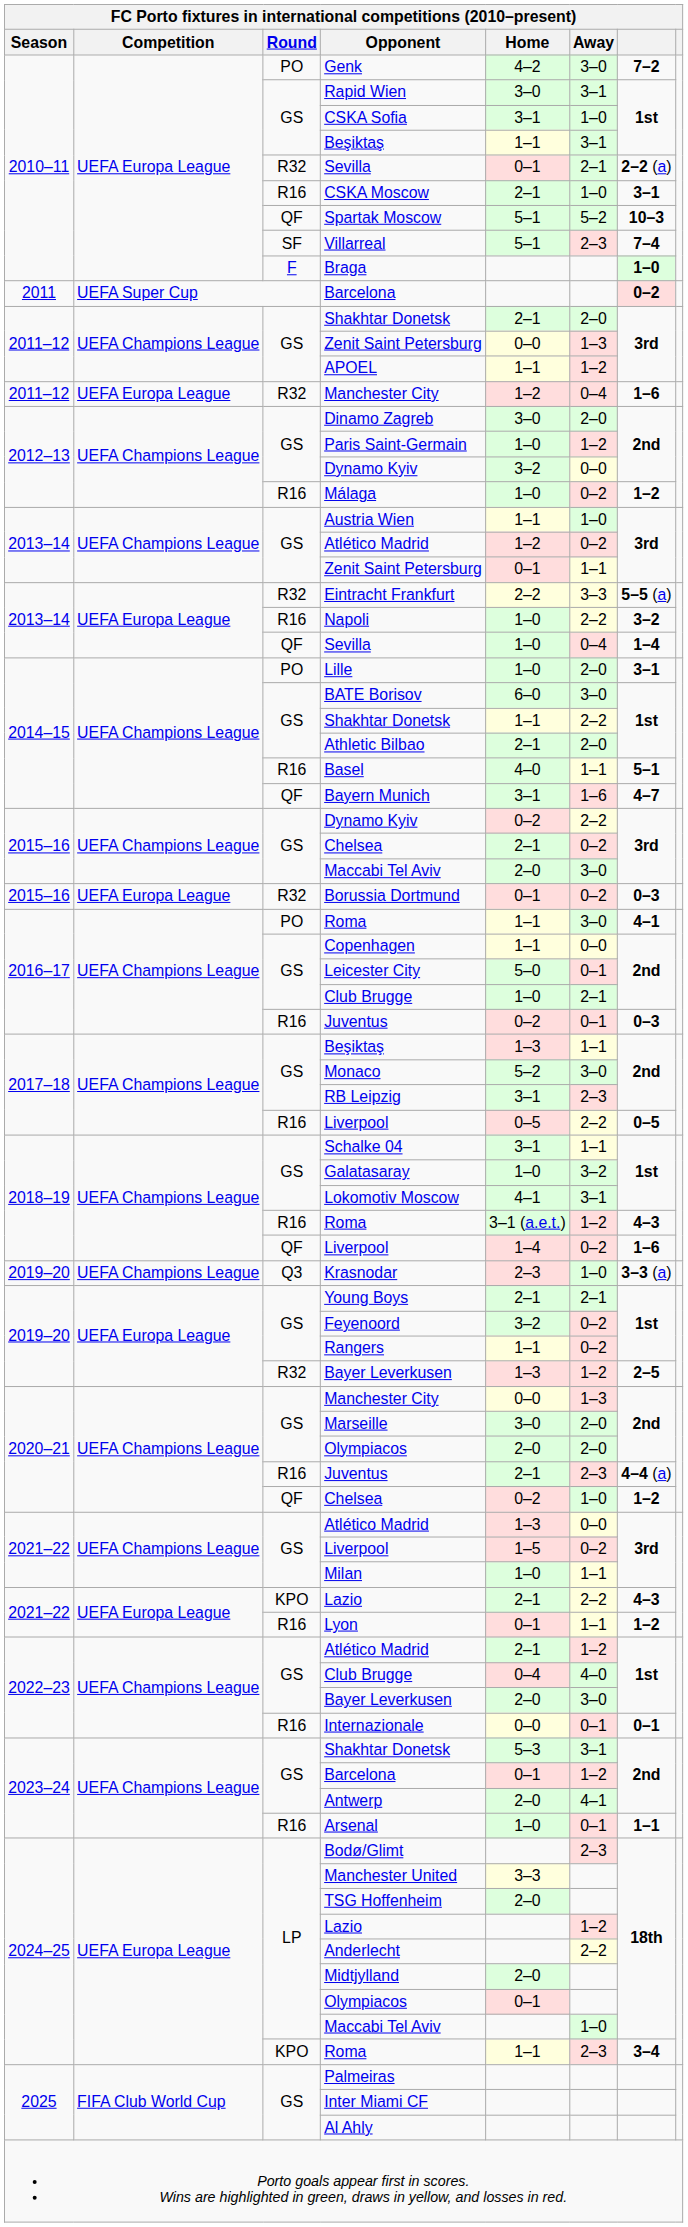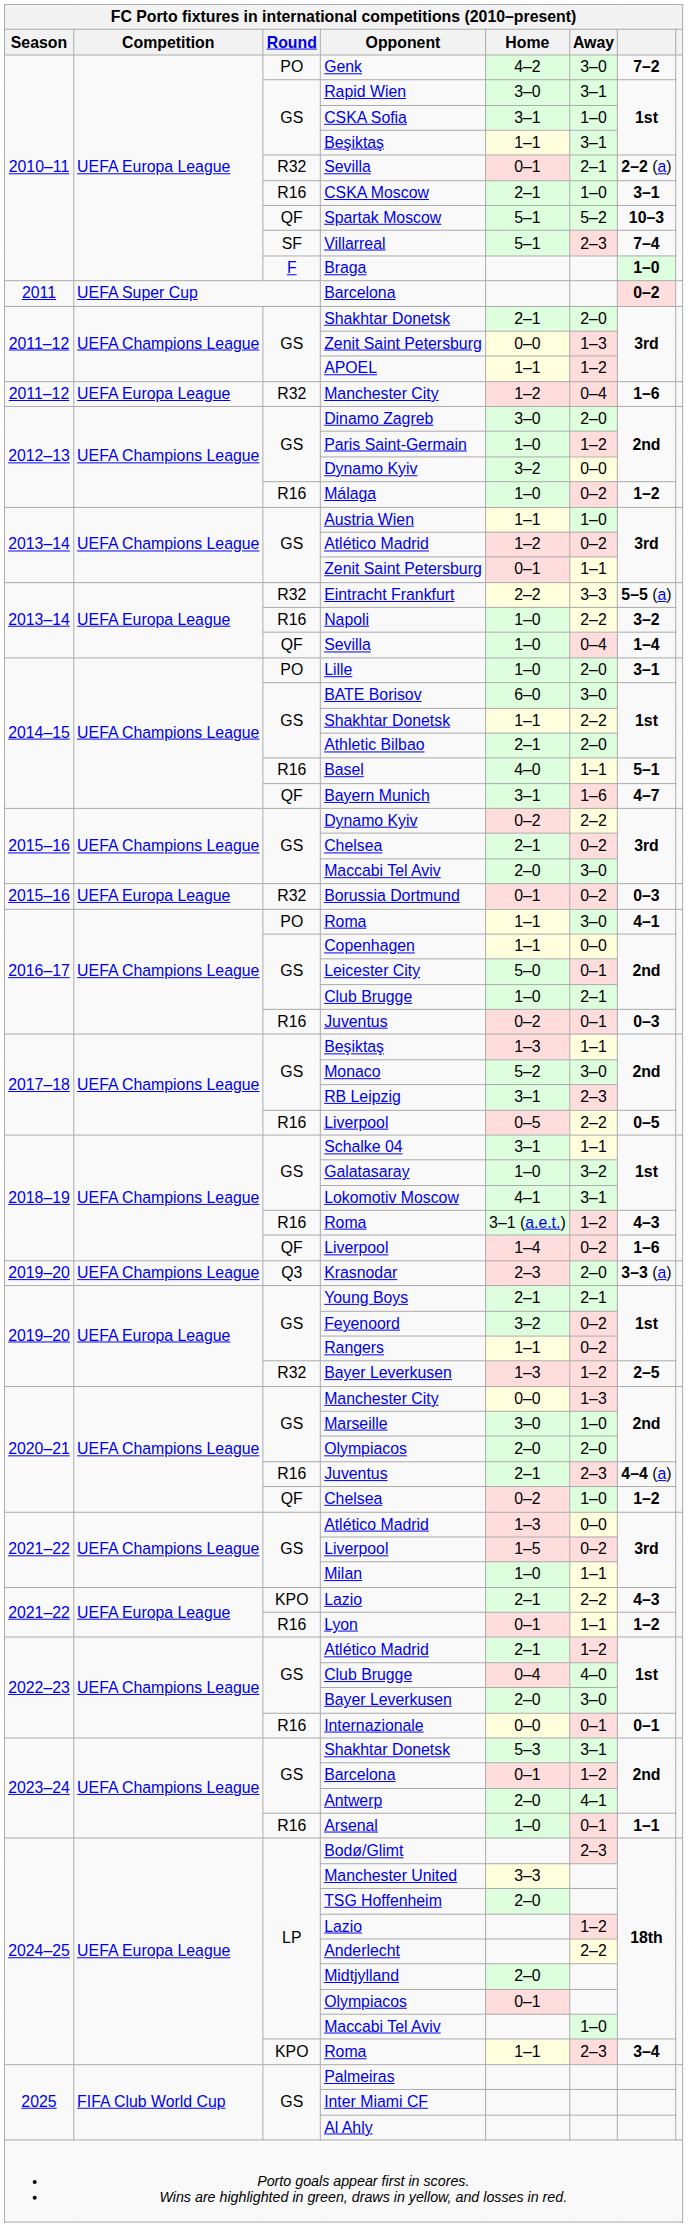(594, 1273) 1–0 -> (594, 1273) 2–0
(594, 1423) 2–0 -> (594, 1423) 1–0
